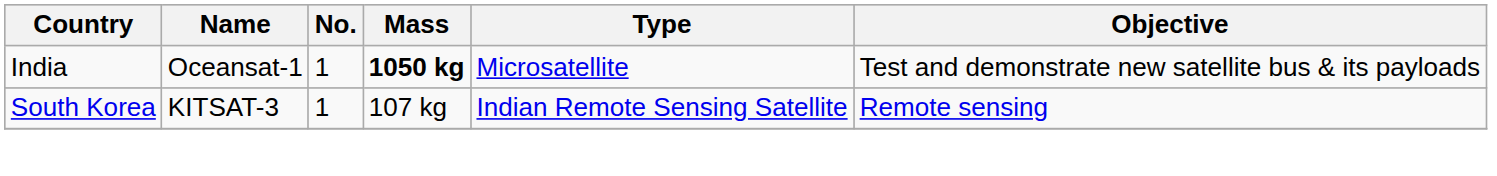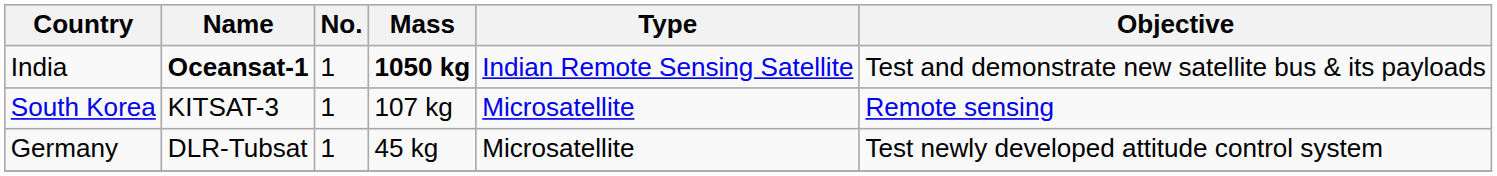(235, 66) normal -> (238, 66) bold
(553, 66) Microsatellite -> (668, 66) Indian Remote Sensing Satellite
(662, 107) Indian Remote Sensing Satellite -> (558, 107) Microsatellite
+ row: (64, 149)
